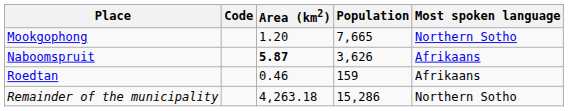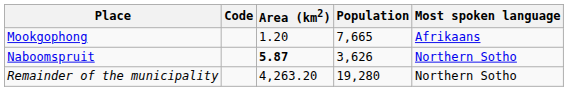(466, 37) Northern Sotho -> (448, 37) Afrikaans
(448, 57) Afrikaans -> (466, 57) Northern Sotho
- row: (33, 77)
(288, 96) 4,263.18 -> (288, 77) 4,263.20
(358, 96) 15,286 -> (358, 77) 19,280
